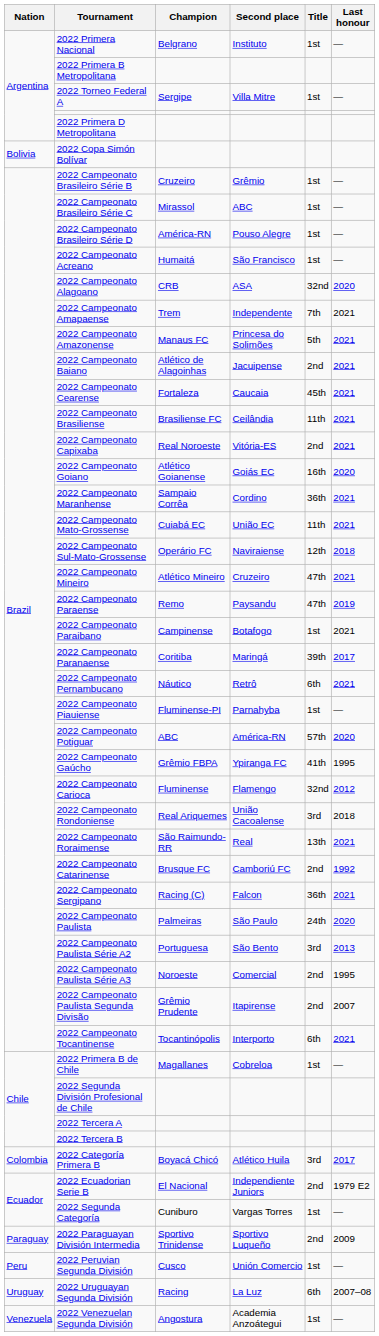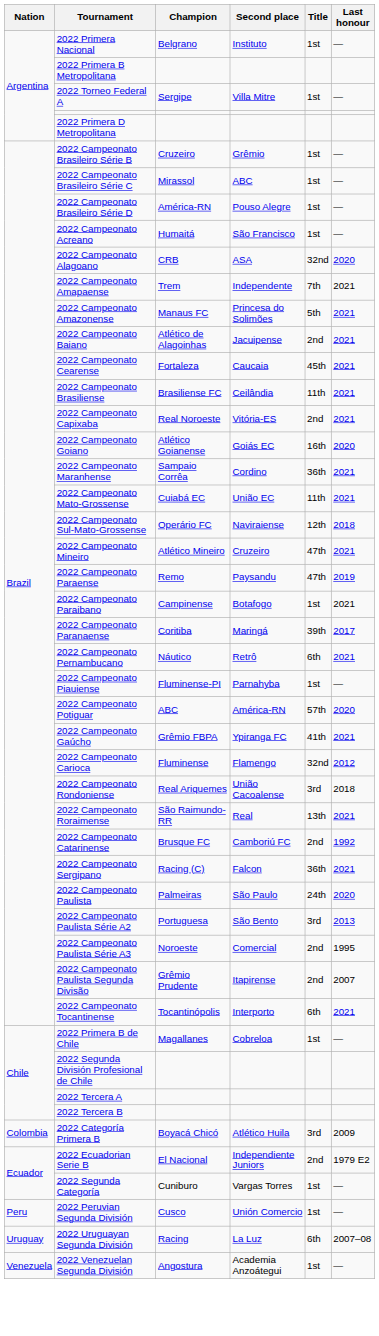- row: (96, 154)
(344, 763) 1995 -> (344, 736) 2021
(344, 1159) 2017 -> (344, 1133) 2009
- row: (98, 1239)
